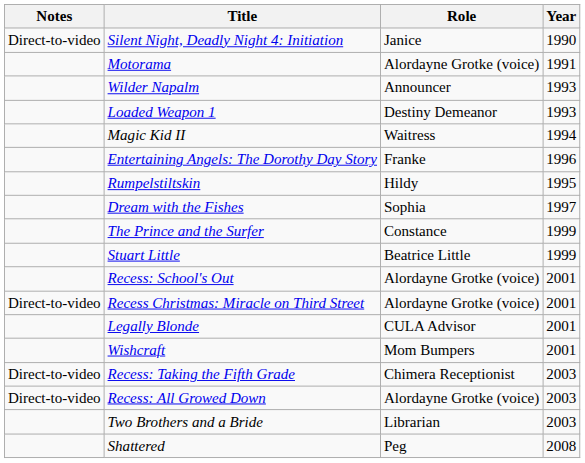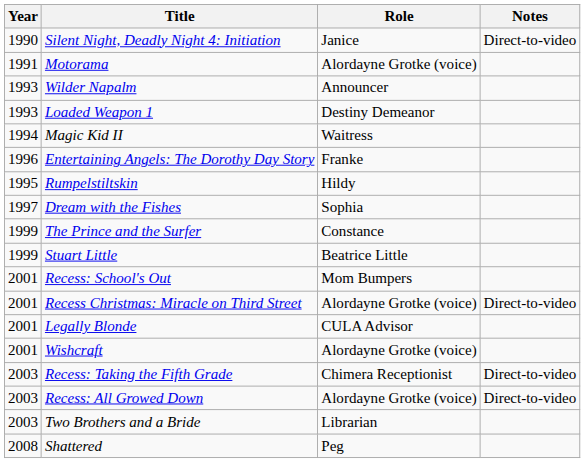columns swapped: (561, 16) <-> (54, 16)
(462, 278) Alordayne Grotke (voice) -> (367, 278) Mom Bumpers
(429, 350) Mom Bumpers -> (399, 350) Alordayne Grotke (voice)
